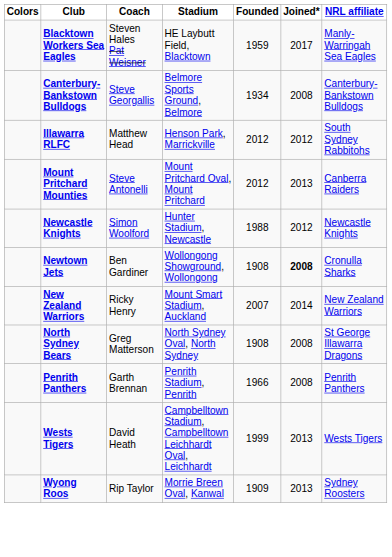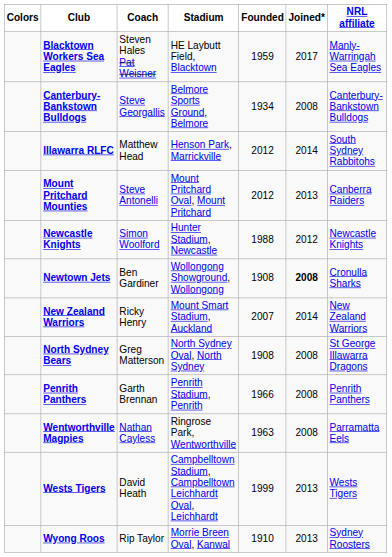(301, 139) 2012 -> (307, 151) 2014
+ row: (79, 433)
(257, 488) 1909 -> (263, 538) 1910
